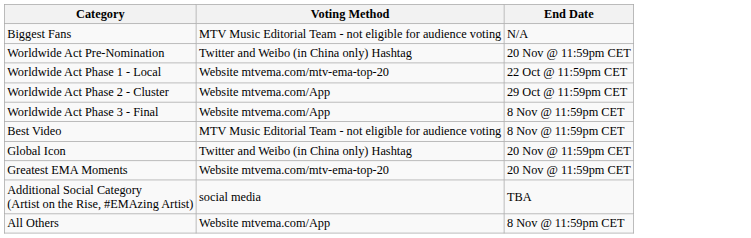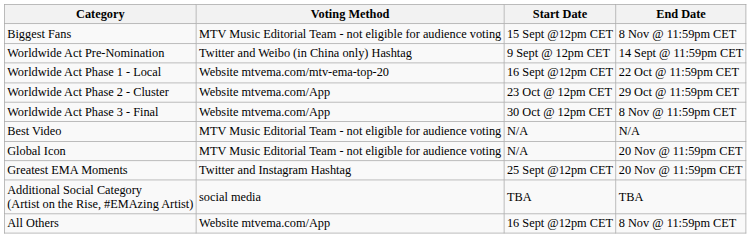+ column: (560, 14)
(518, 33) N/A -> (678, 33) 8 Nov @ 11:59pm CET
(569, 53) 20 Nov @ 11:59pm CET -> (681, 53) 14 Sept @ 11:59pm CET
(566, 131) 8 Nov @ 11:59pm CET -> (629, 131) N/A
(305, 151) Twitter and Weibo (in China only) Hashtag -> (350, 151) MTV Music Editorial Team - not eligible for audience voting
(294, 170) Website mtvema.com/mtv-ema-top-20 -> (275, 170) Twitter and Instagram Hashtag
